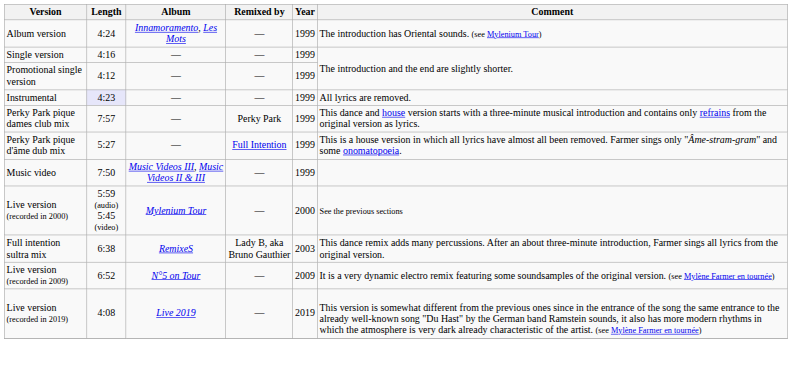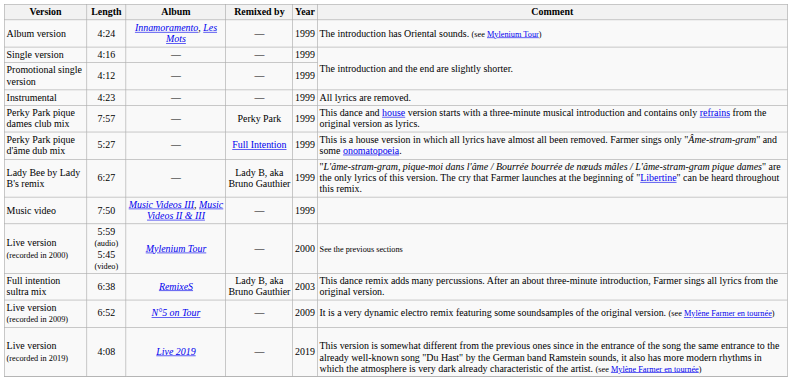(106, 97) lavender background -> (106, 97) no background
+ row: (43, 178)
